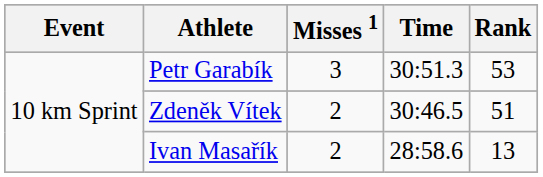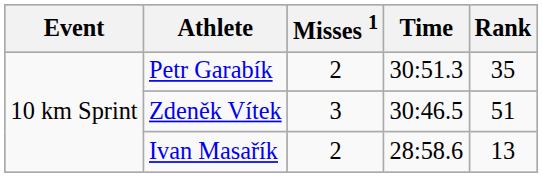(336, 71) 3 -> (336, 71) 2
(503, 71) 53 -> (503, 71) 35
(336, 111) 2 -> (336, 111) 3
